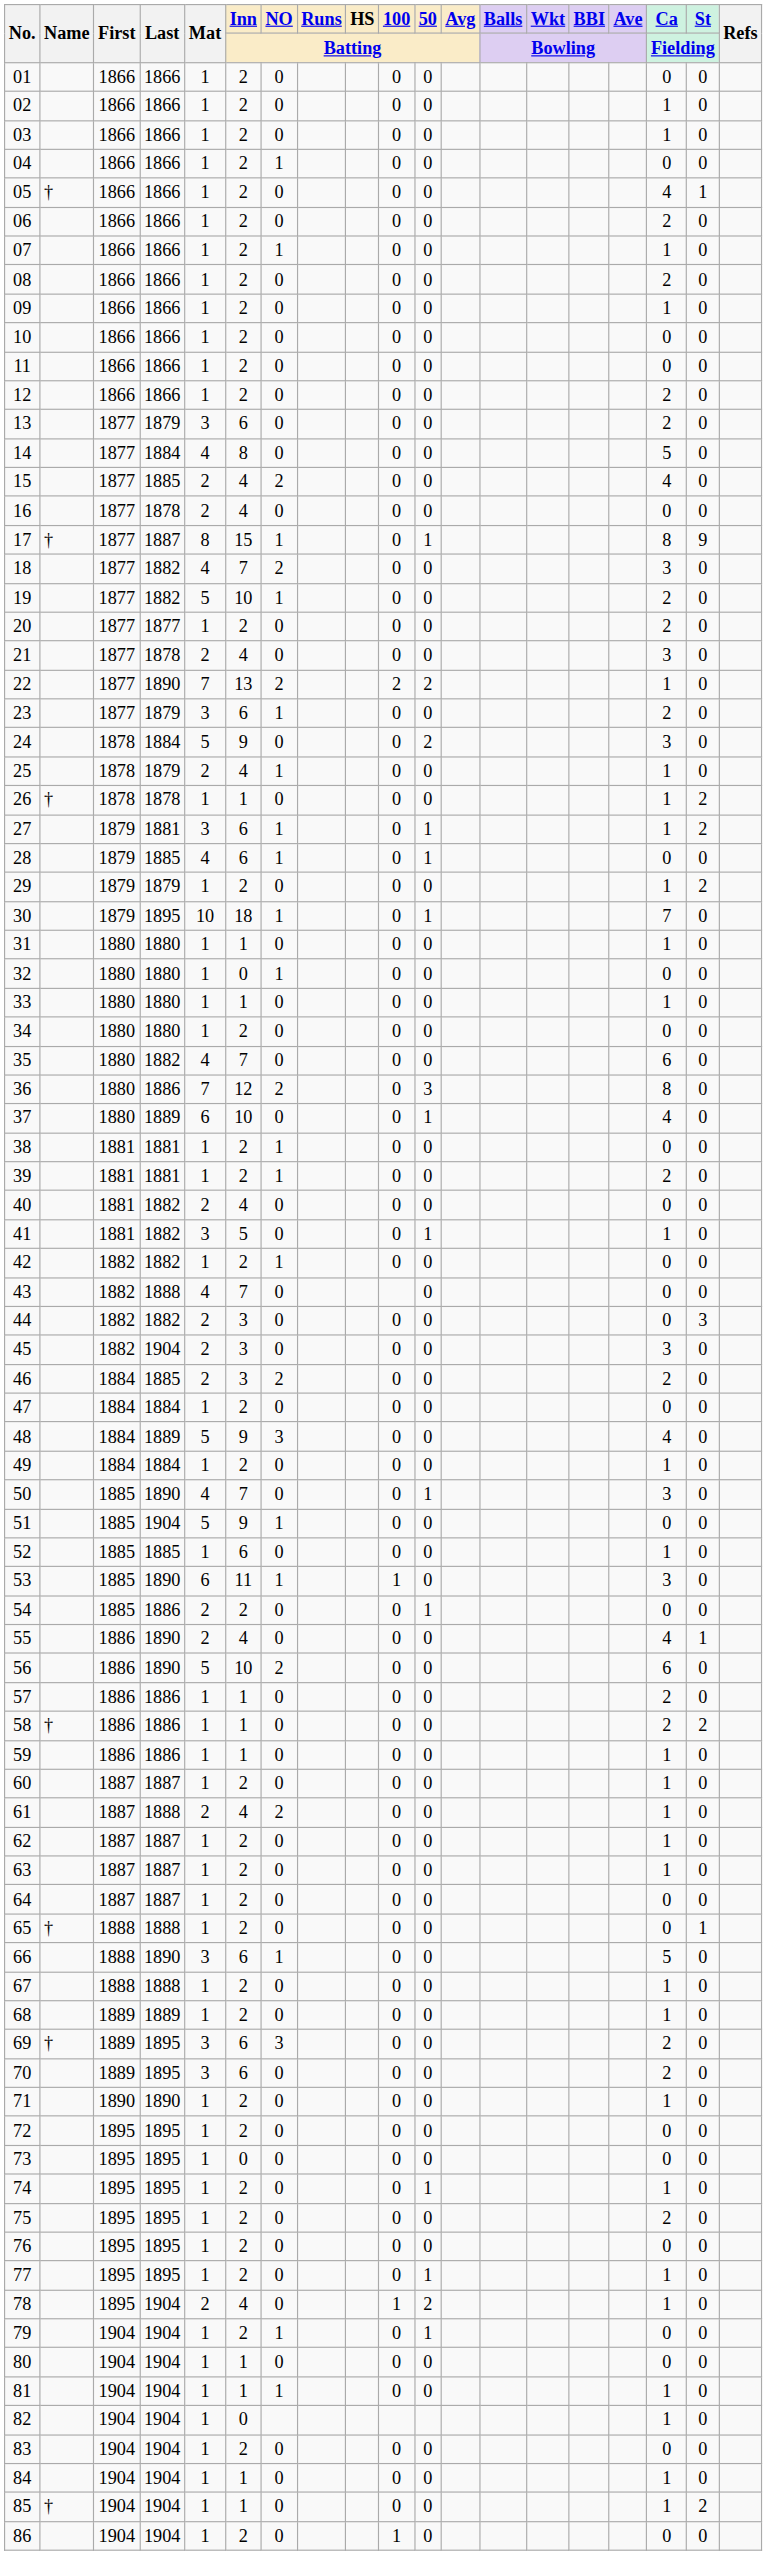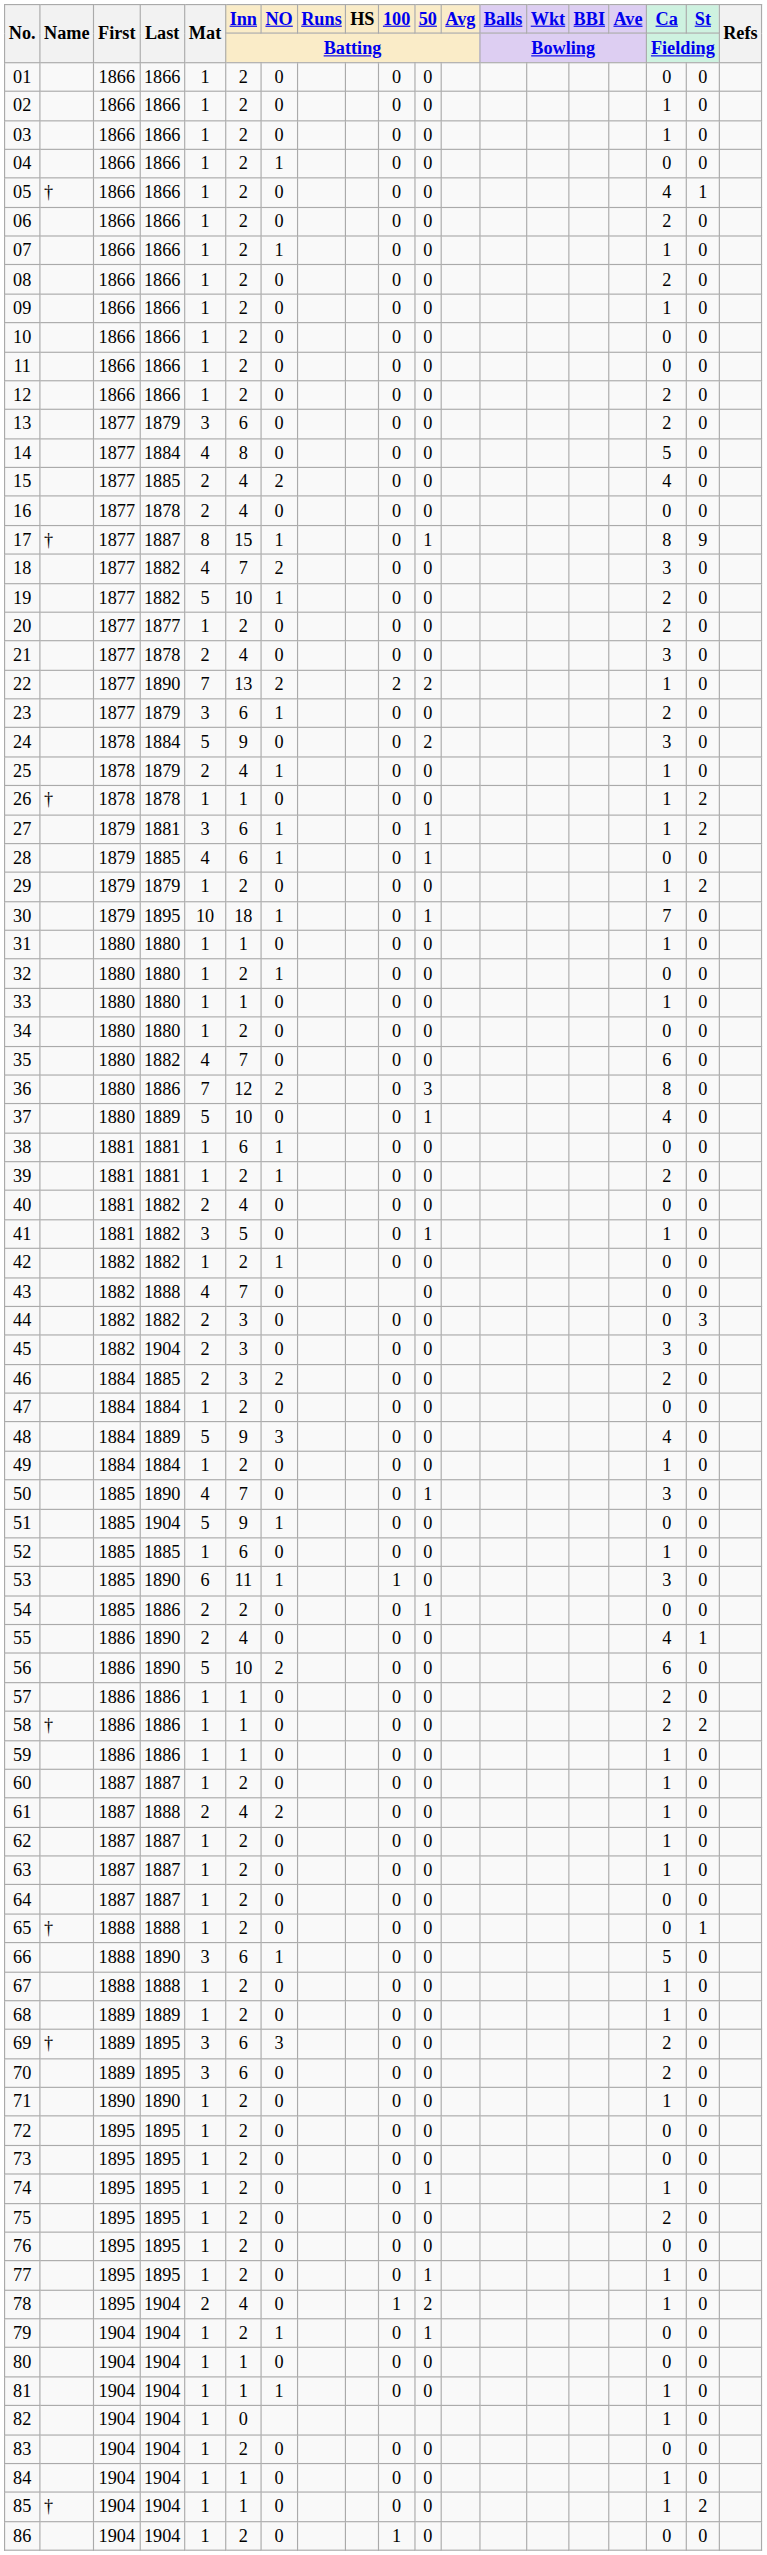(243, 973) 0 -> (243, 973) 2
(205, 1118) 6 -> (205, 1118) 5
(243, 1147) 2 -> (243, 1147) 6
(243, 2159) 0 -> (243, 2159) 2
